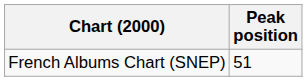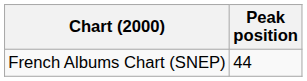(243, 62) 51 -> (243, 62) 44
